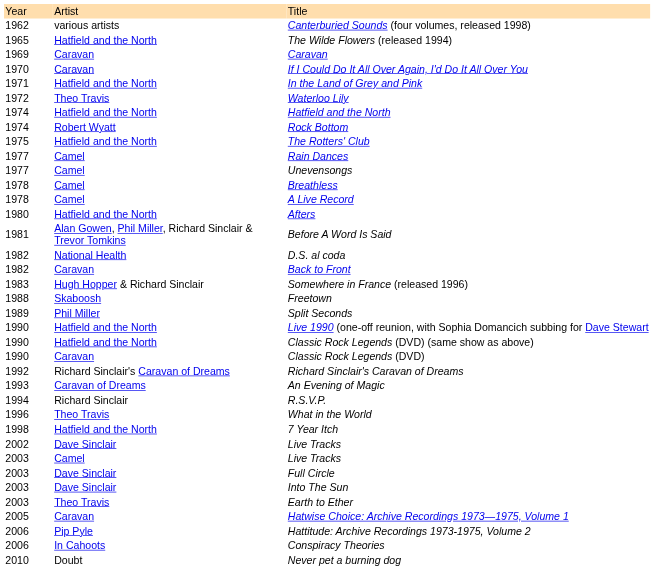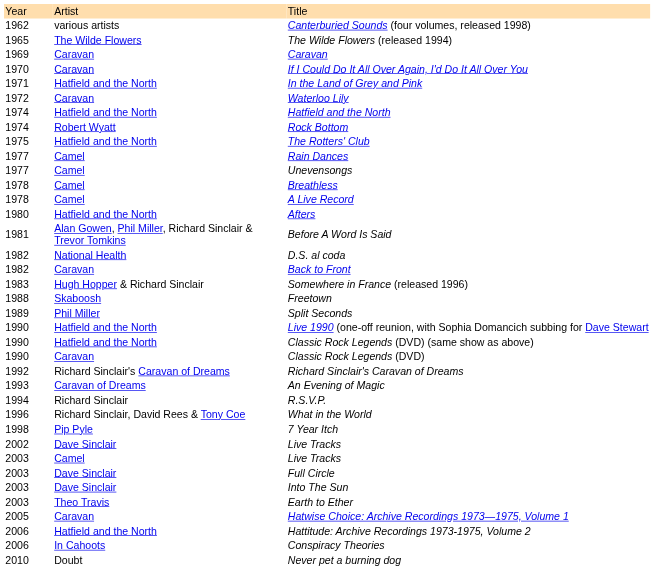(106, 40) Hatfield and the North -> (98, 40) The Wilde Flowers
(82, 98) Theo Travis -> (74, 98) Caravan
(82, 415) Theo Travis -> (150, 415) Richard Sinclair, David Rees & Tony Coe
(106, 429) Hatfield and the North -> (74, 429) Pip Pyle
(74, 531) Pip Pyle -> (106, 531) Hatfield and the North
